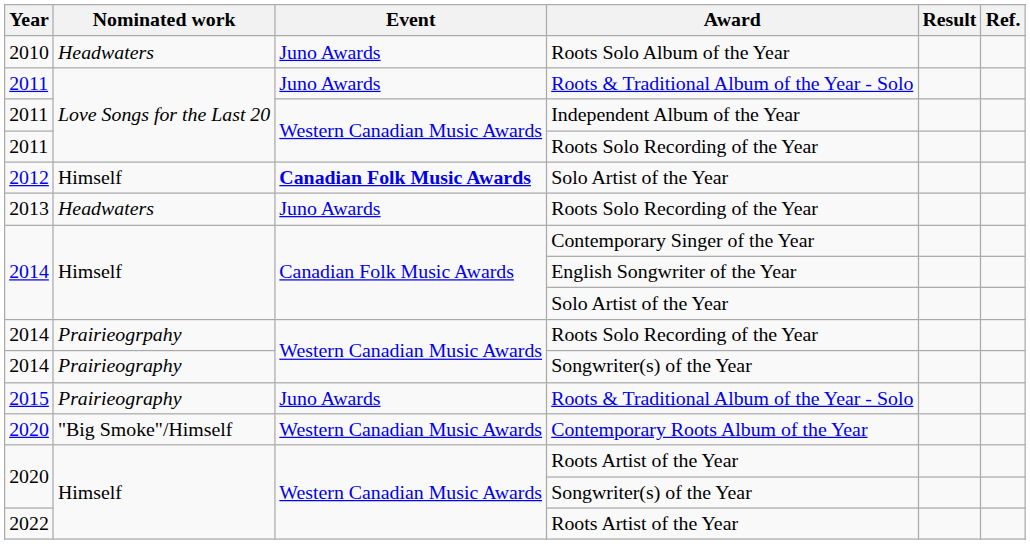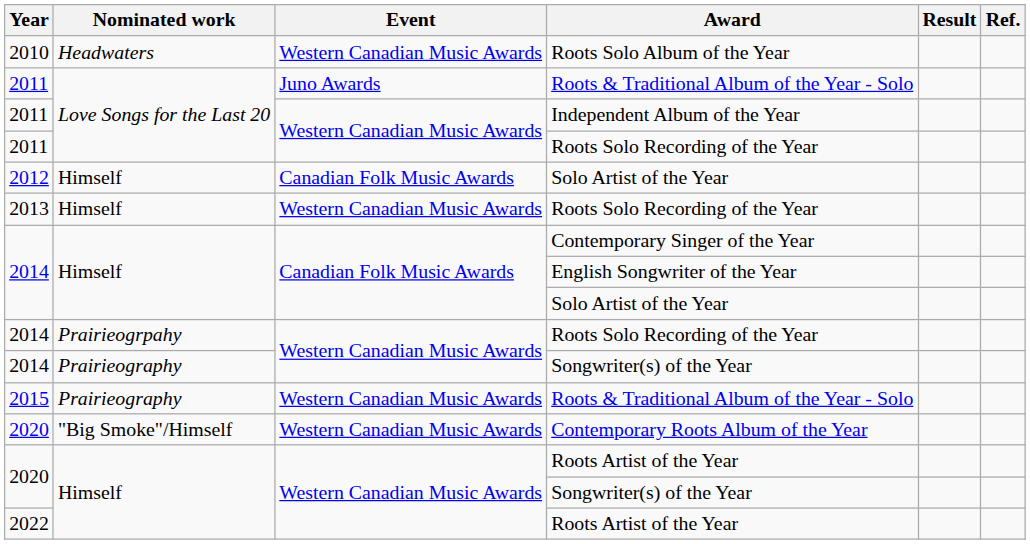(330, 51) Juno Awards -> (411, 51) Western Canadian Music Awards
(405, 177) bold -> (397, 177) normal
(106, 209) Headwaters -> (90, 209) Himself
(330, 209) Juno Awards -> (411, 209) Western Canadian Music Awards
(330, 397) Juno Awards -> (411, 397) Western Canadian Music Awards
